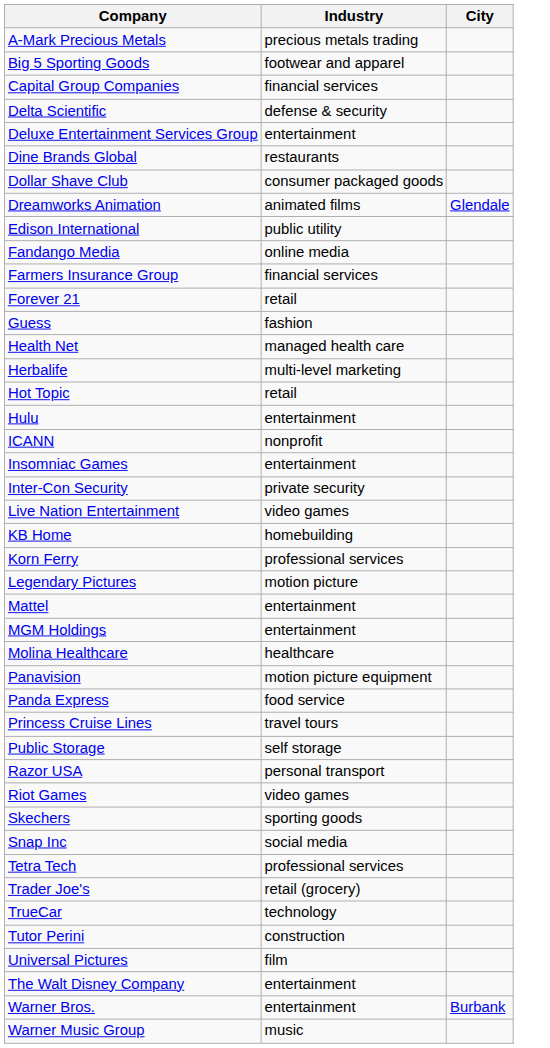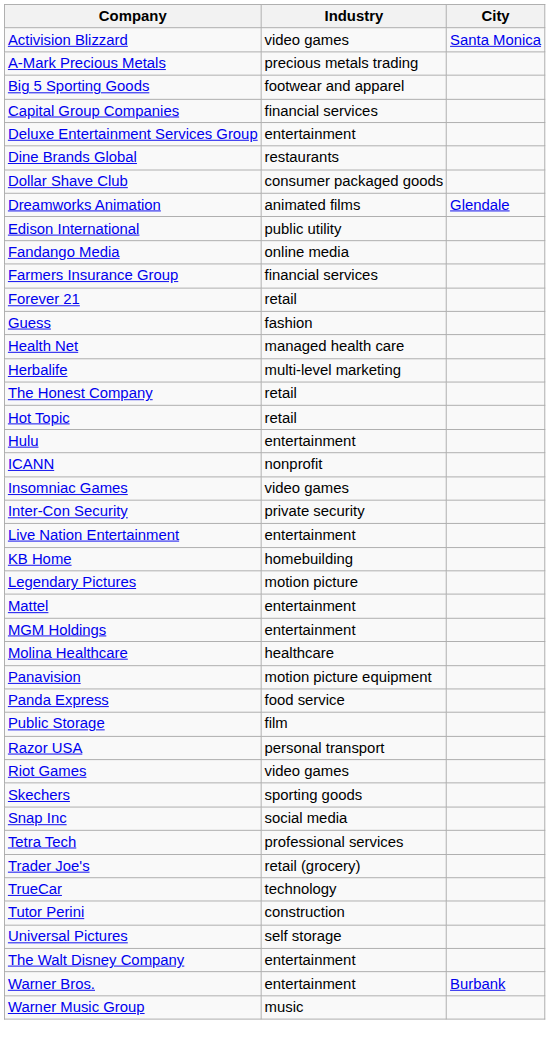+ row: (68, 39)
- row: (57, 110)
+ row: (80, 393)
(310, 464) entertainment -> (307, 488) video games
(307, 511) video games -> (310, 535) entertainment
- row: (43, 559)
- row: (80, 724)
(303, 747) self storage -> (276, 724) film
(276, 960) film -> (303, 936) self storage
